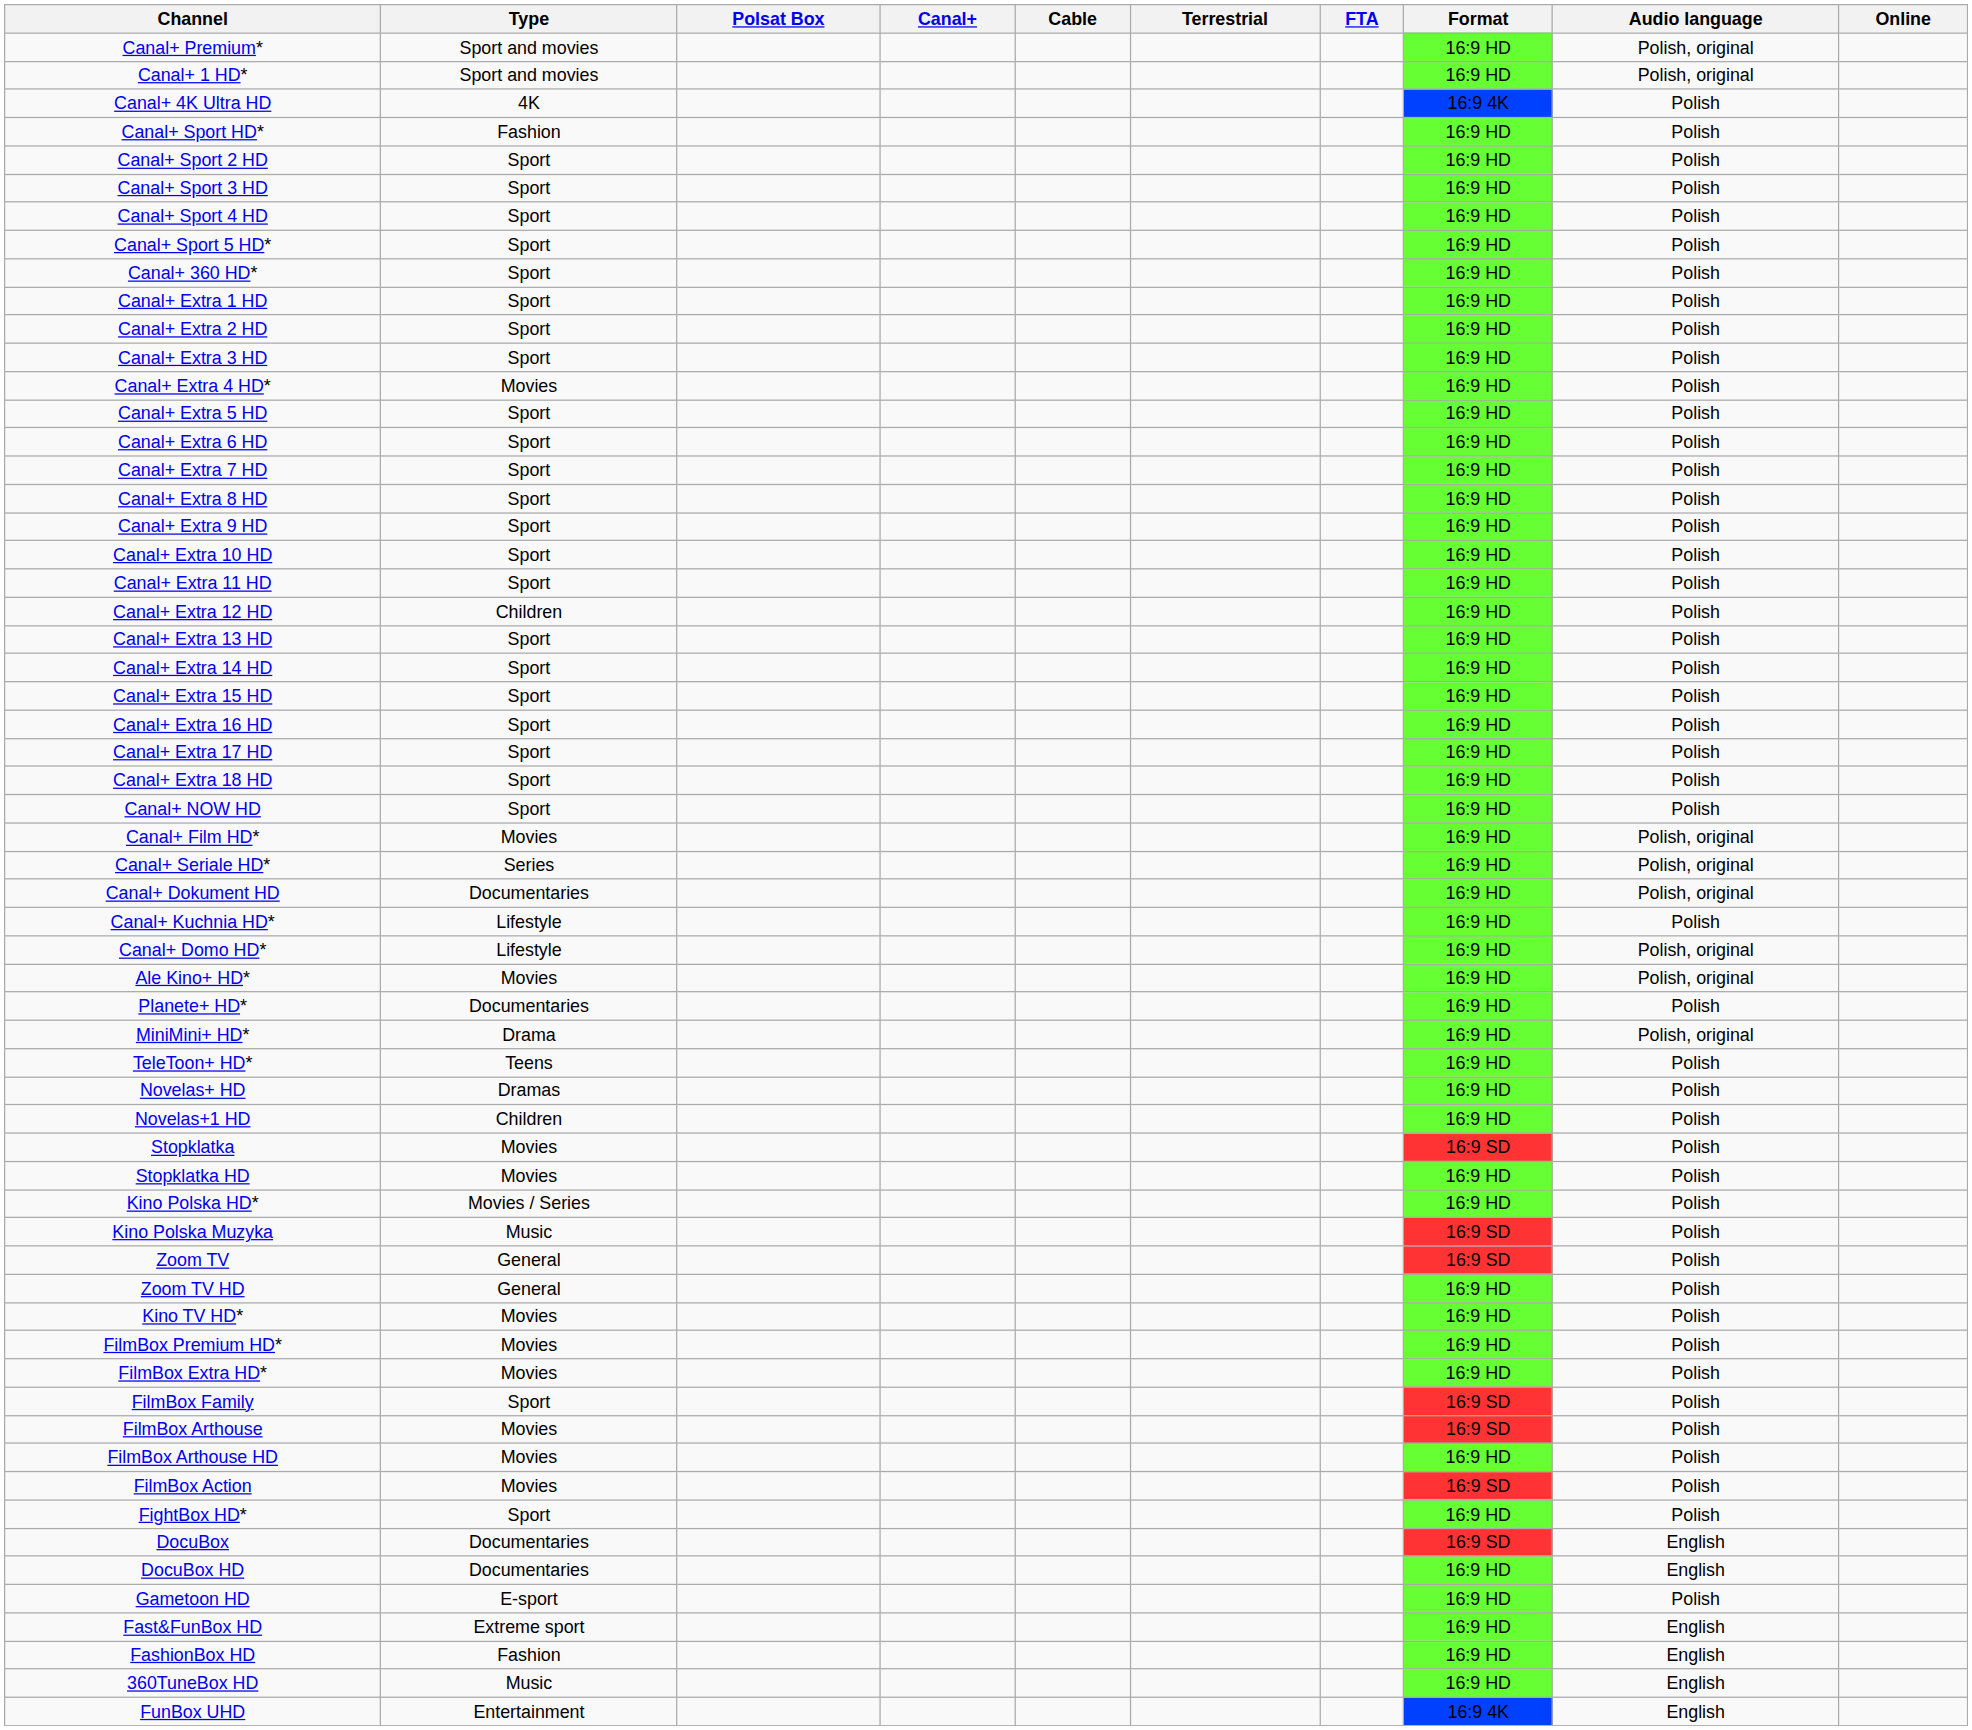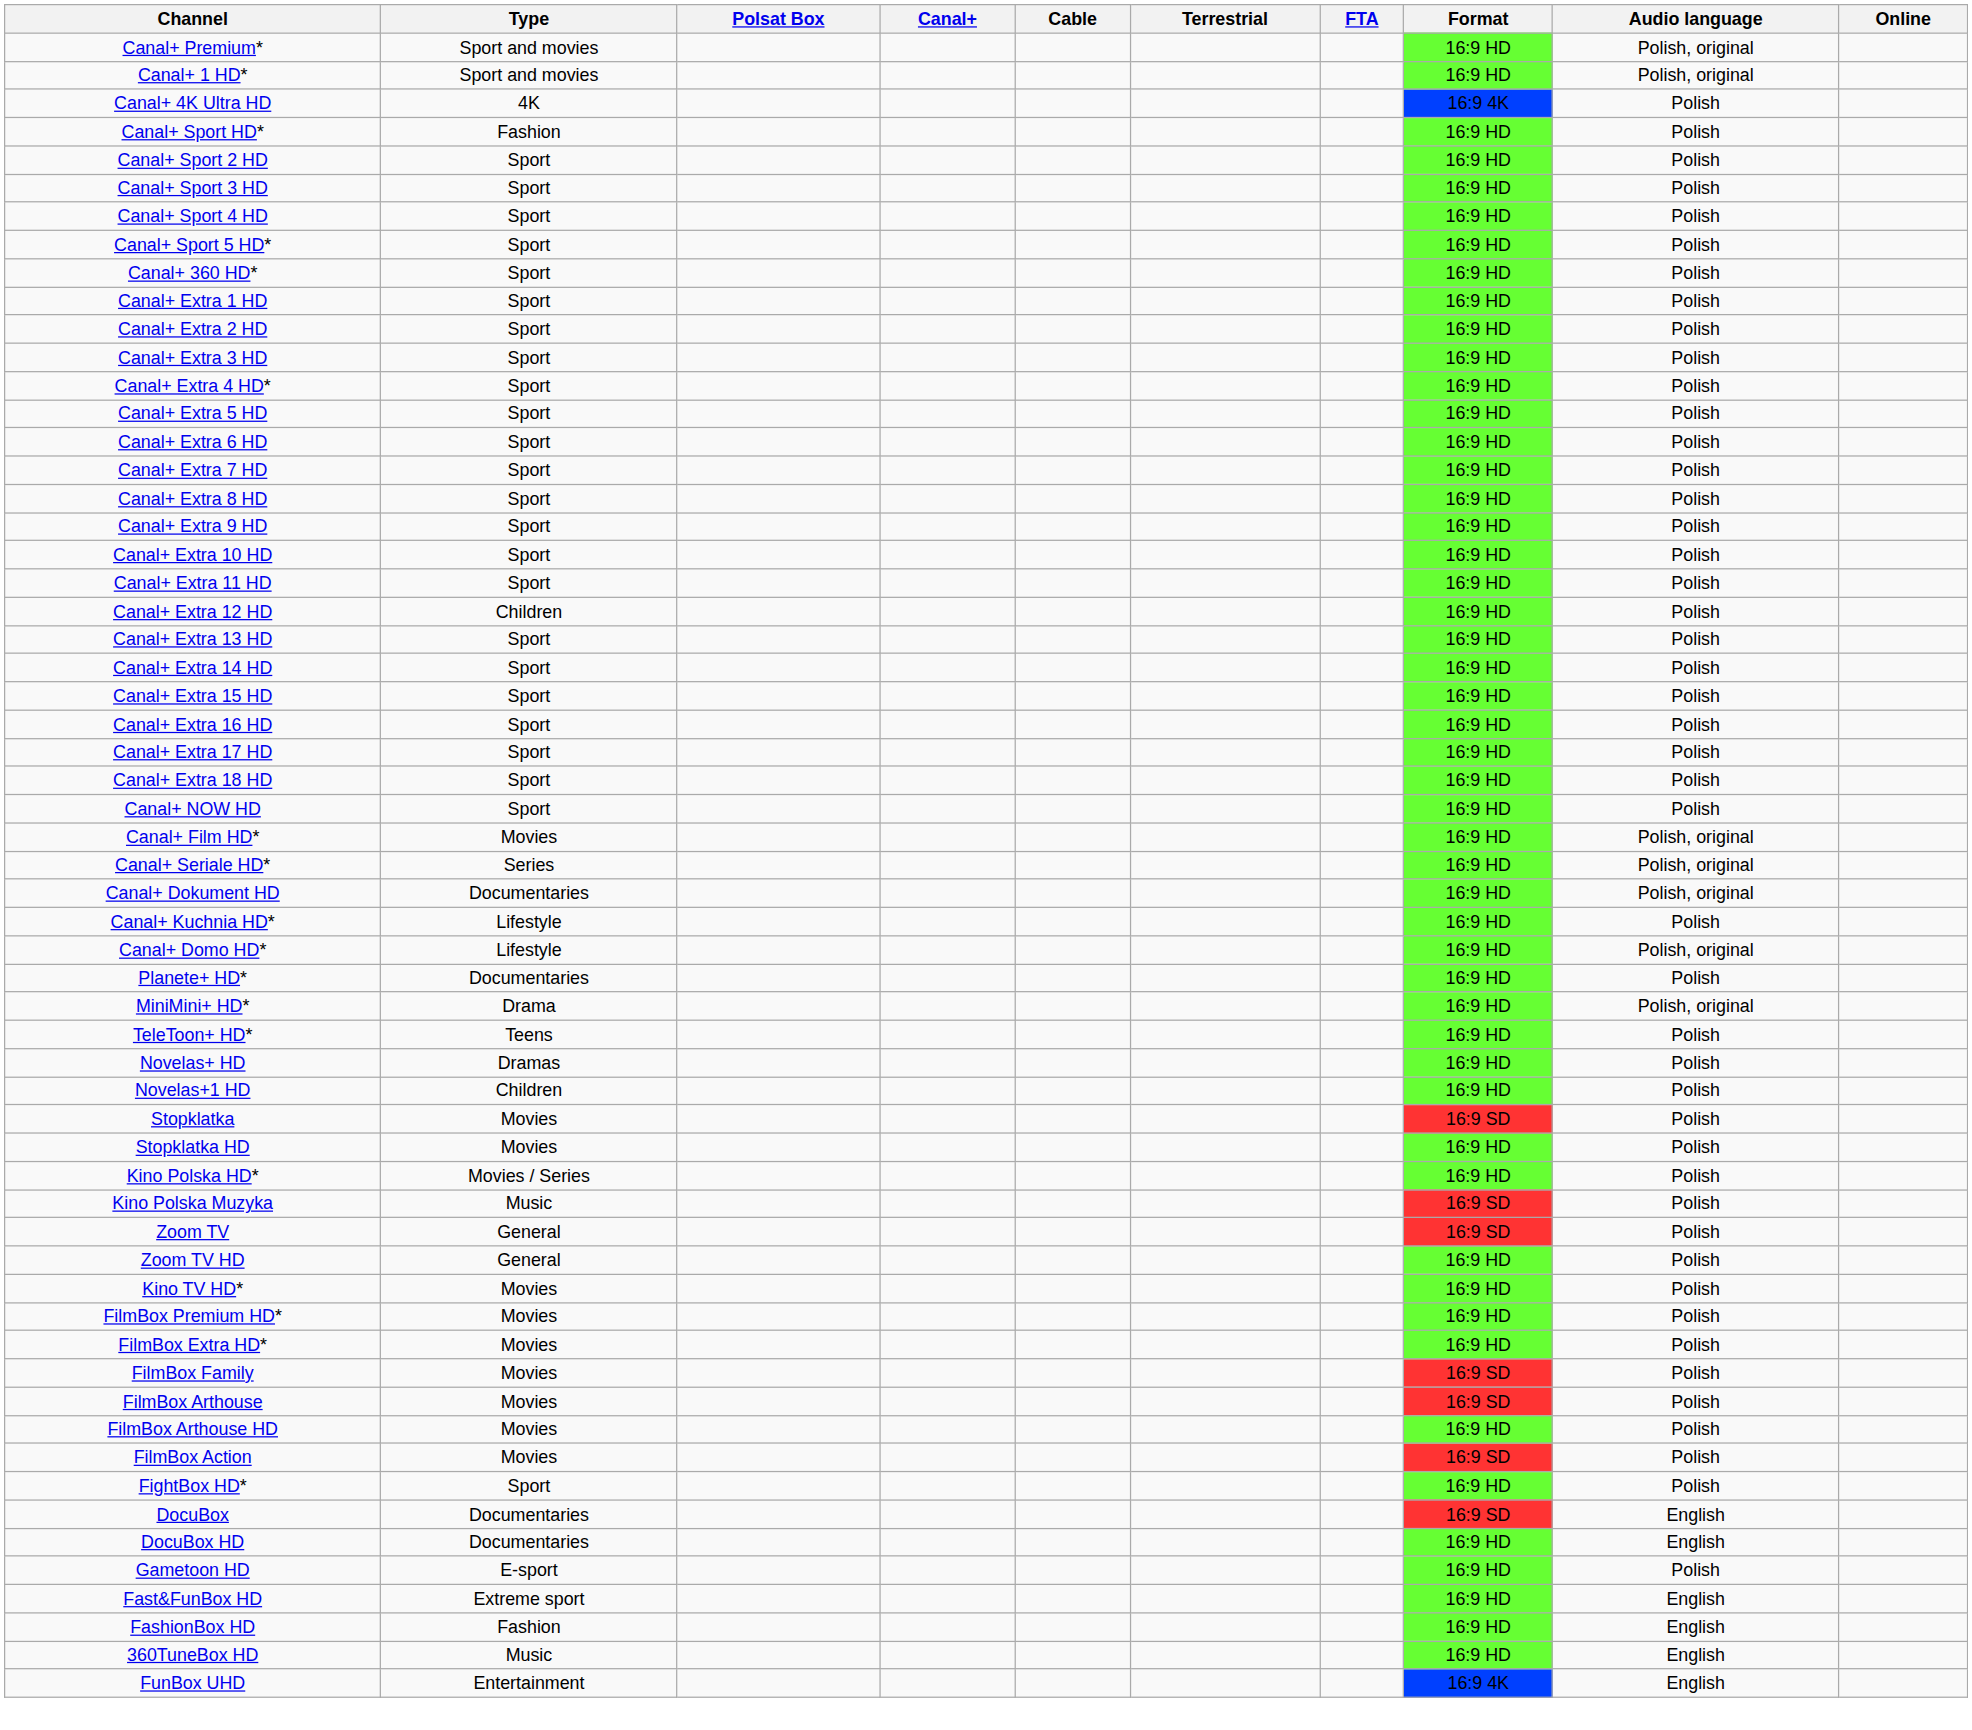(529, 386) Movies -> (529, 386) Sport
- row: (193, 978)
(529, 1401) Sport -> (529, 1373) Movies
